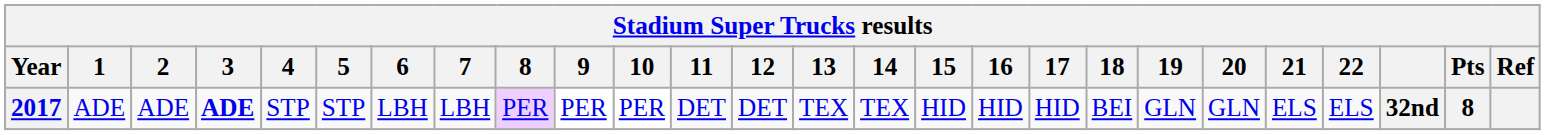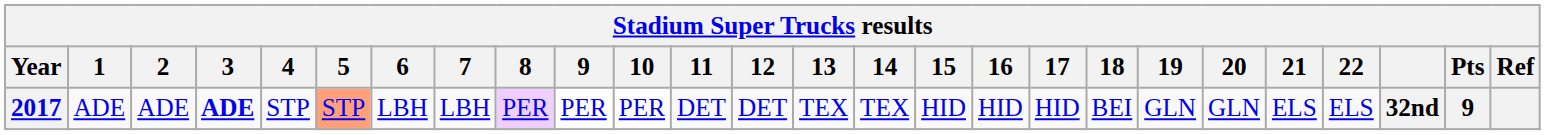(344, 108) no background -> (344, 108) lightsalmon background
(1468, 108) 8 -> (1468, 108) 9
